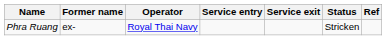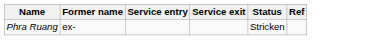- column: (163, 12)
